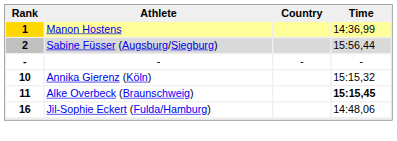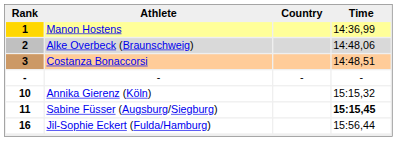(132, 45) Sabine Füsser (Augsburg/Siegburg) -> (120, 45) Alke Overbeck (Braunschweig)
(354, 45) 15:56,44 -> (354, 45) 14:48,06
+ row: (25, 61)
(120, 93) Alke Overbeck (Braunschweig) -> (132, 110) Sabine Füsser (Augsburg/Siegburg)
(354, 110) 14:48,06 -> (354, 126) 15:56,44
